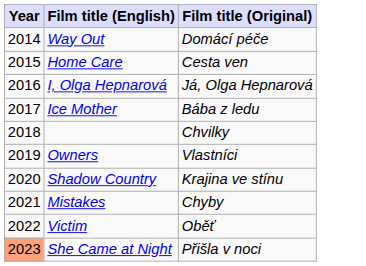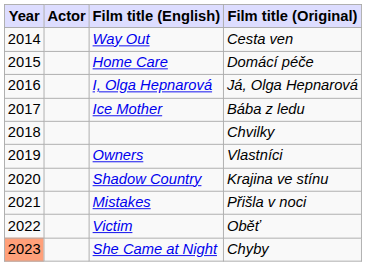+ column: (67, 16)
(225, 39) Domácí péče -> (260, 39) Cesta ven
(215, 62) Cesta ven -> (270, 62) Domácí péče
(203, 202) Chyby -> (267, 202) Přišla v noci
(221, 249) Přišla v noci -> (248, 249) Chyby
